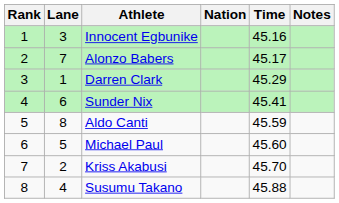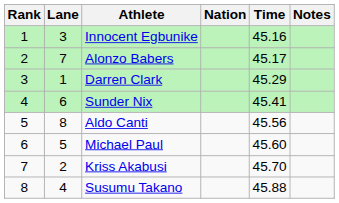(270, 123) 45.59 -> (270, 123) 45.56
